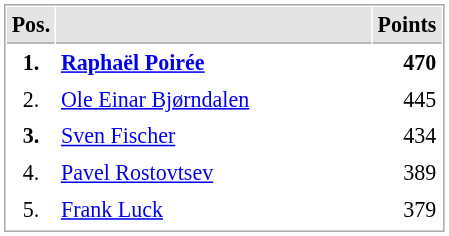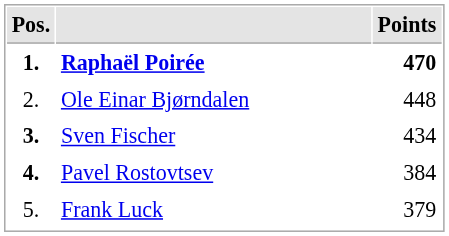(420, 99) 445 -> (420, 99) 448
(31, 172) normal -> (31, 172) bold
(420, 172) 389 -> (420, 172) 384
